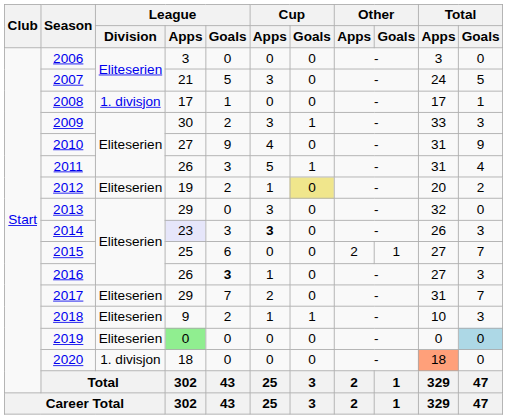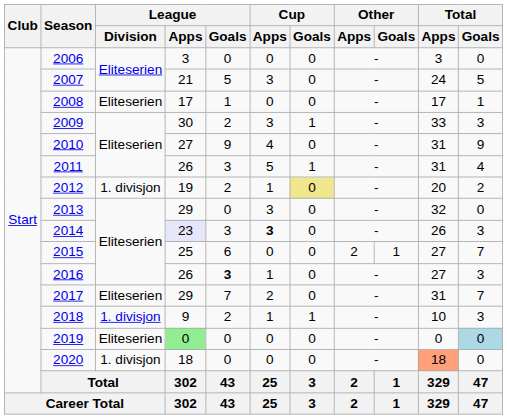(130, 101) 1. divisjon -> (130, 101) Eliteserien
(130, 187) Eliteserien -> (130, 187) 1. divisjon
(130, 317) Eliteserien -> (130, 317) 1. divisjon
